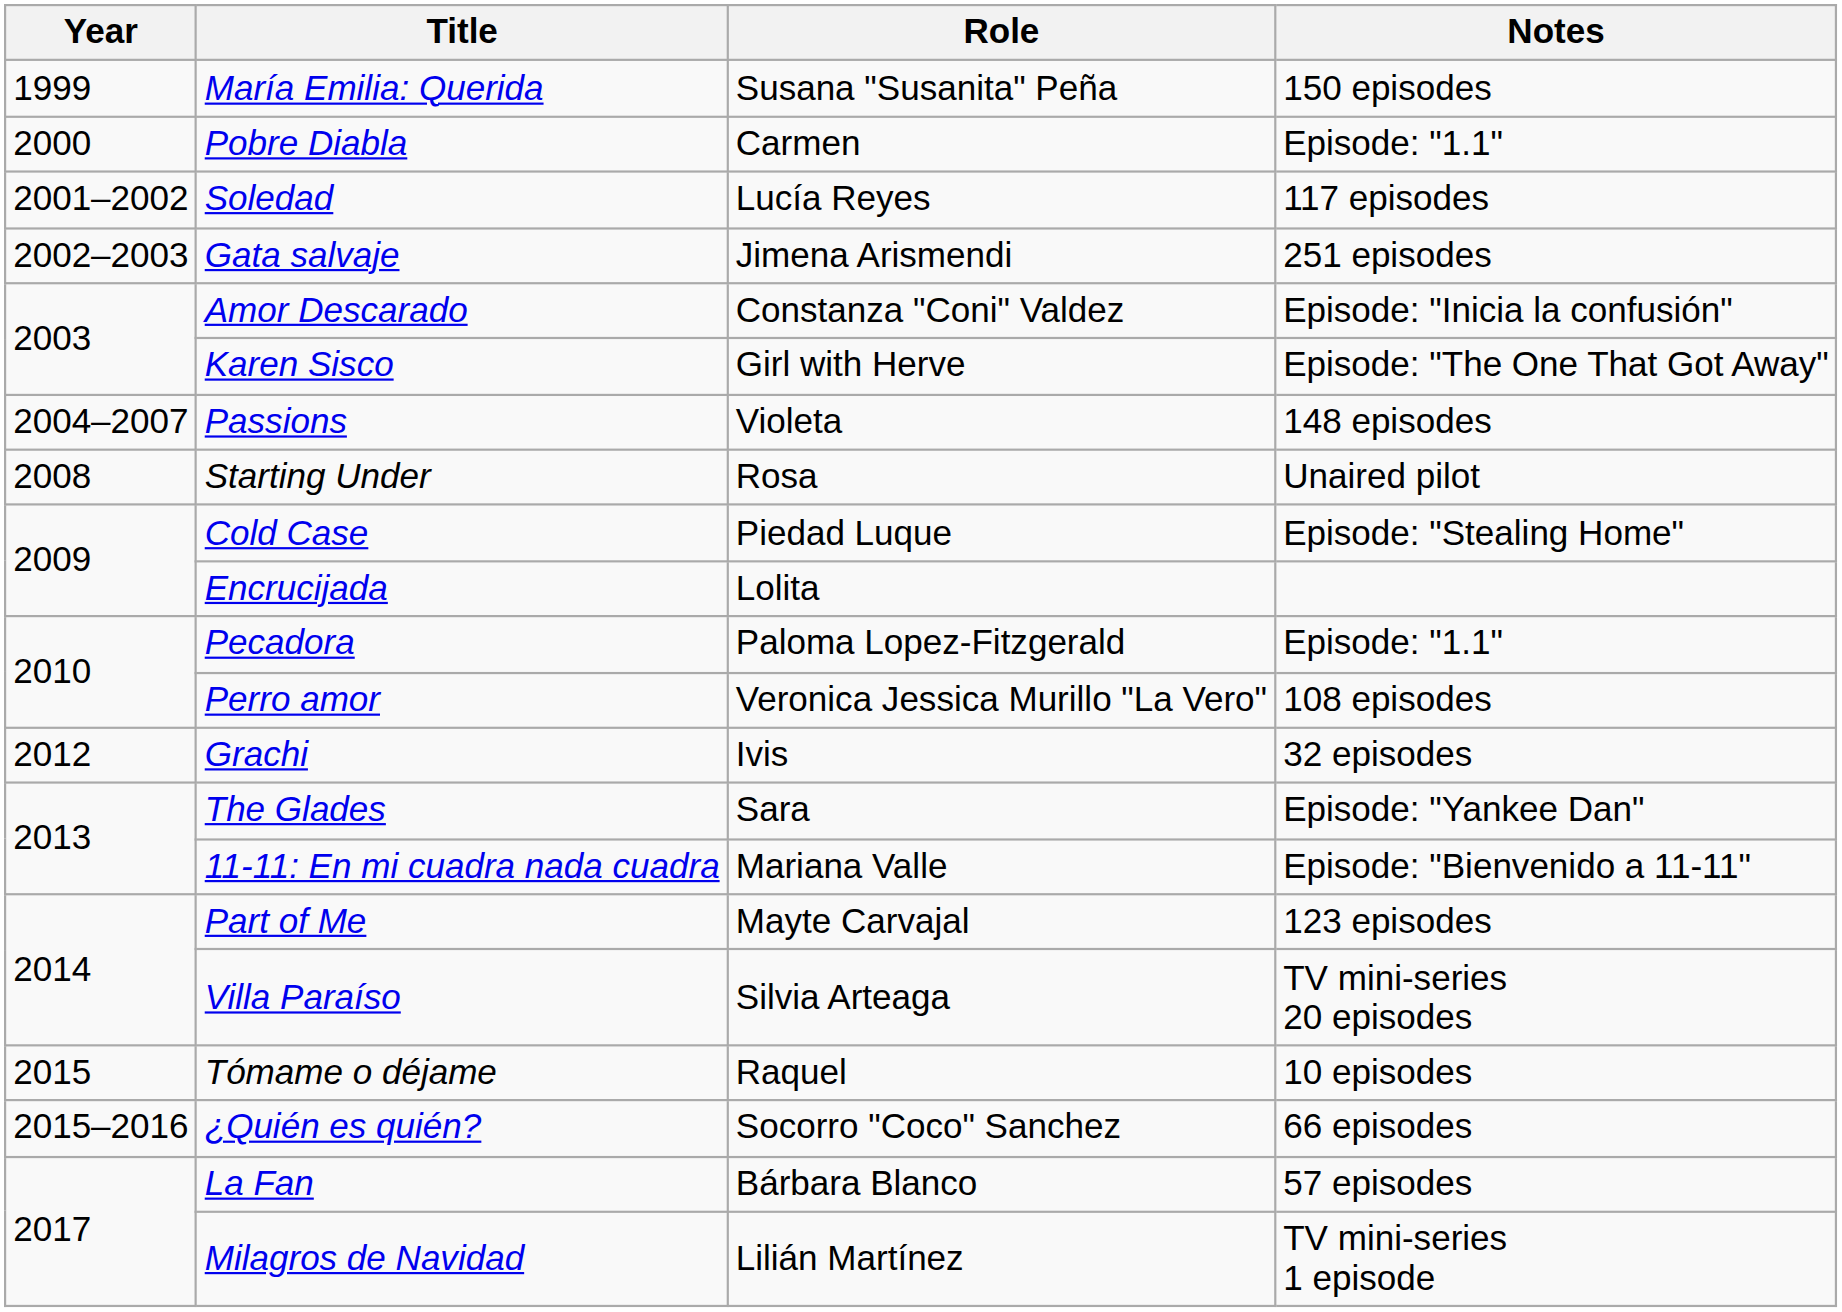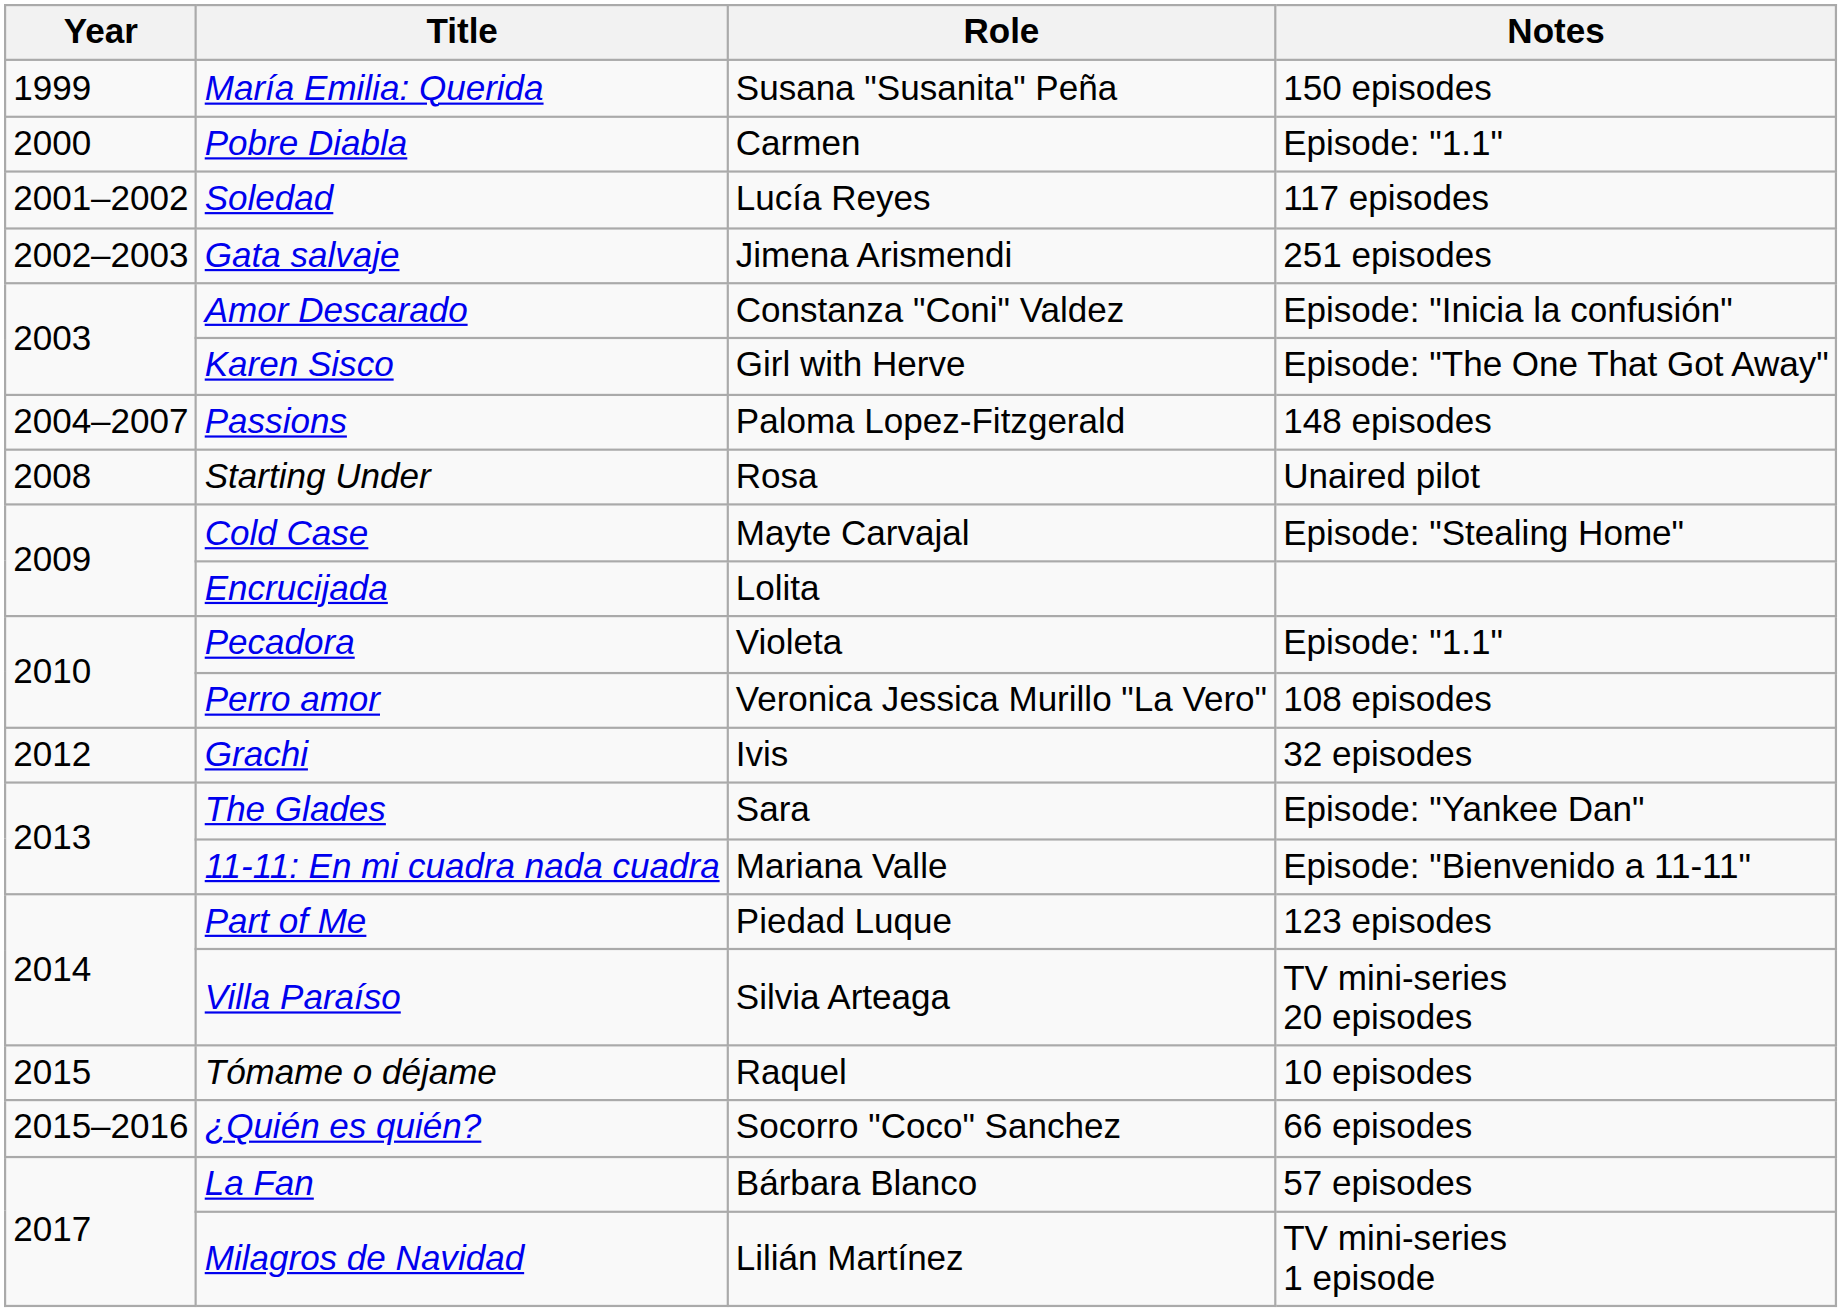(789, 421) Violeta -> (931, 421) Paloma Lopez-Fitzgerald
(844, 532) Piedad Luque -> (853, 532) Mayte Carvajal
(931, 643) Paloma Lopez-Fitzgerald -> (789, 643) Violeta
(853, 921) Mayte Carvajal -> (844, 921) Piedad Luque
